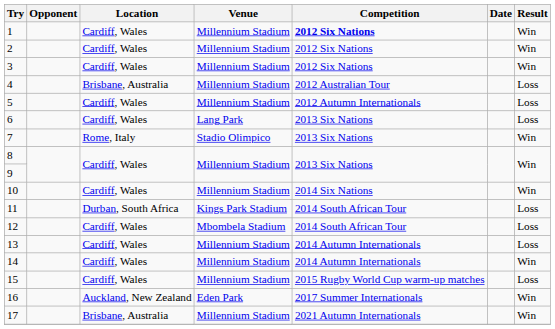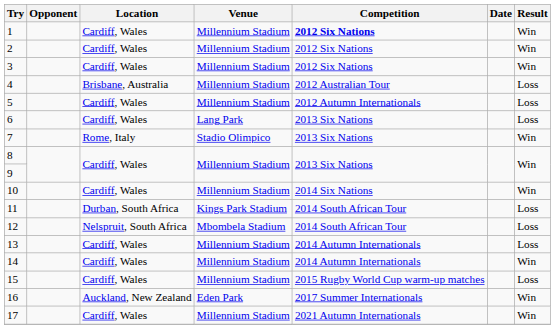(115, 226) Cardiff, Wales -> (135, 226) Nelspruit, South Africa
(125, 315) Brisbane, Australia -> (115, 315) Cardiff, Wales
